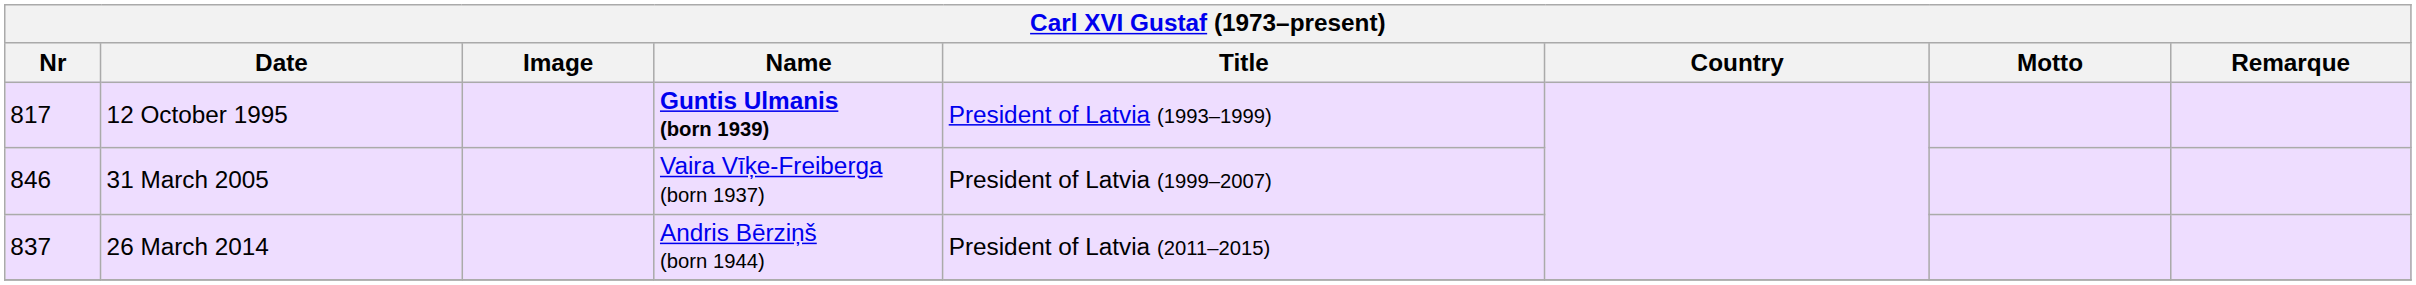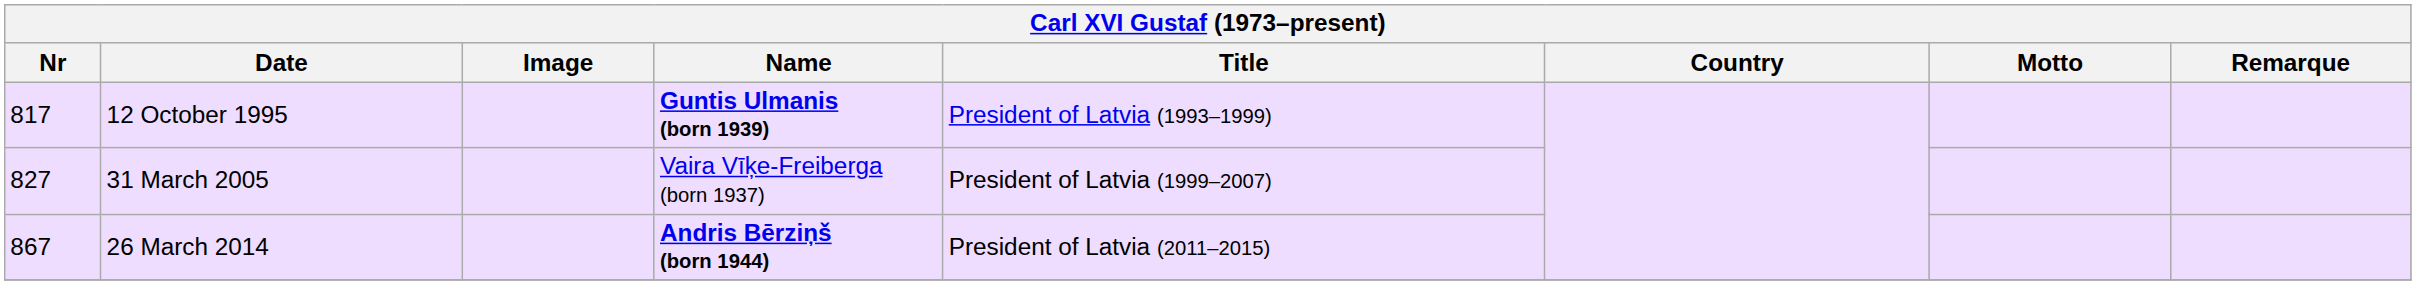(31, 180) 846 -> (31, 180) 827
(31, 246) 837 -> (31, 246) 867
(738, 246) normal -> (746, 246) bold
